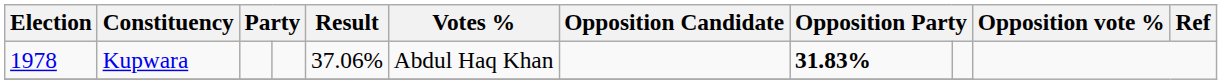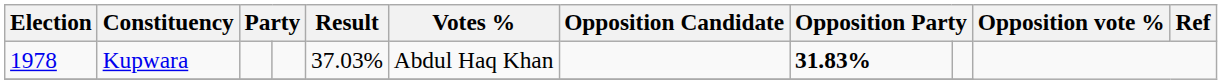(347, 60) 37.06% -> (347, 60) 37.03%
